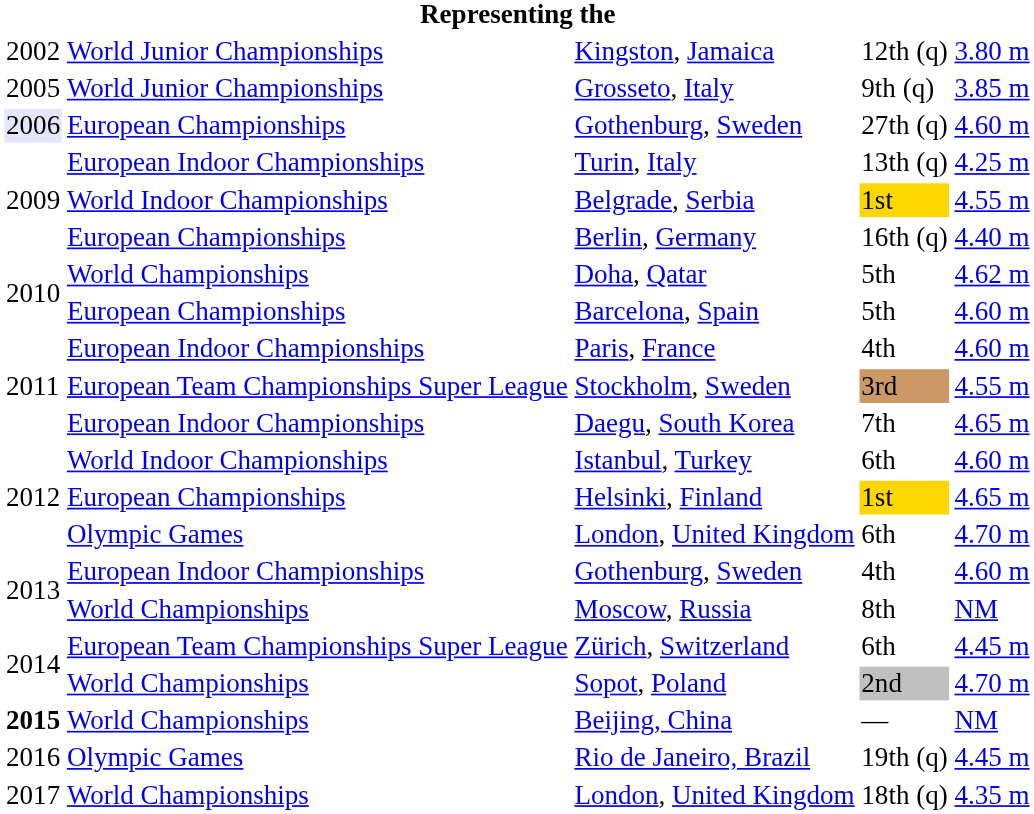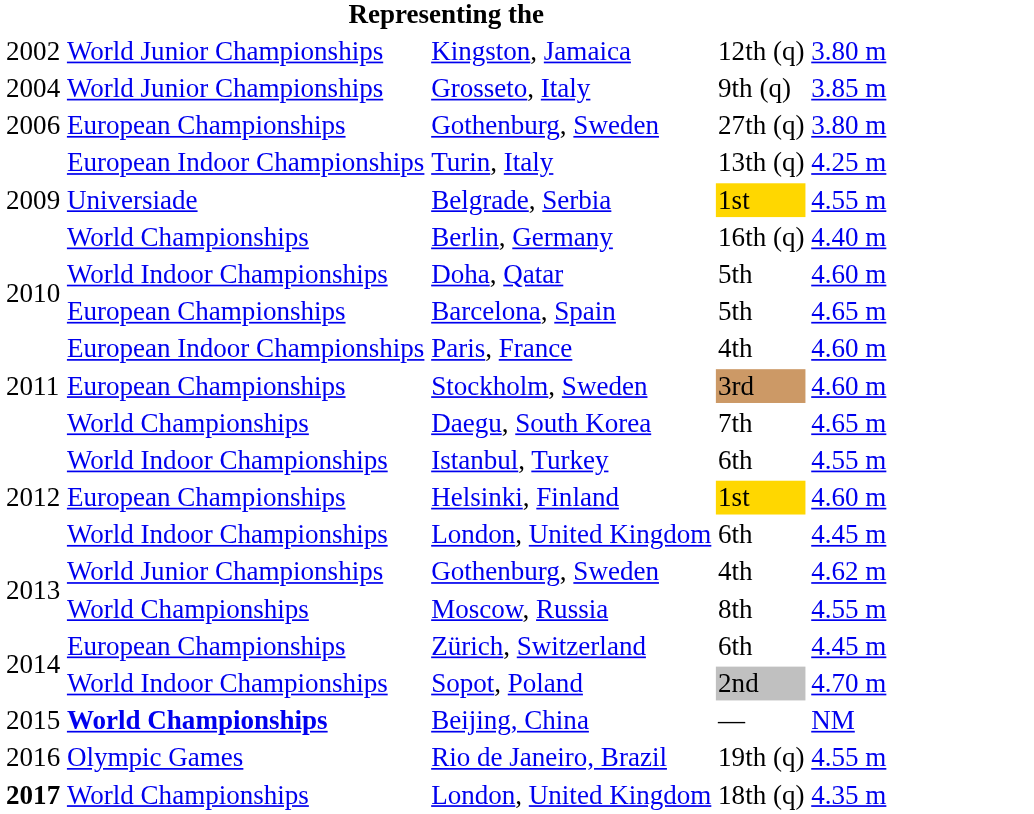(33, 88) 2005 -> (33, 88) 2004
(33, 125) lavender background -> (33, 125) no background
(992, 125) 4.60 m -> (849, 125) 3.80 m
(227, 199) World Indoor Championships -> (132, 199) Universiade
(206, 237) European Championships -> (188, 237) World Championships
(188, 274) World Championships -> (227, 274) World Indoor Championships
(992, 274) 4.62 m -> (849, 274) 4.60 m
(992, 311) 4.60 m -> (849, 311) 4.65 m
(317, 385) European Team Championships Super League -> (206, 385) European Championships
(992, 385) 4.55 m -> (849, 385) 4.60 m
(246, 422) European Indoor Championships -> (188, 422) World Championships
(992, 460) 4.60 m -> (849, 460) 4.55 m
(992, 497) 4.65 m -> (849, 497) 4.60 m
(155, 534) Olympic Games -> (227, 534) World Indoor Championships
(992, 534) 4.70 m -> (849, 534) 4.45 m
(246, 571) European Indoor Championships -> (225, 571) World Junior Championships
(992, 571) 4.60 m -> (849, 571) 4.62 m
(976, 608) NM -> (849, 608) 4.55 m
(317, 645) European Team Championships Super League -> (206, 645) European Championships
(188, 683) World Championships -> (227, 683) World Indoor Championships
(33, 720) bold -> (33, 720) normal
(188, 720) normal -> (197, 720) bold
(992, 757) 4.45 m -> (849, 757) 4.55 m
(33, 794) normal -> (33, 794) bold
